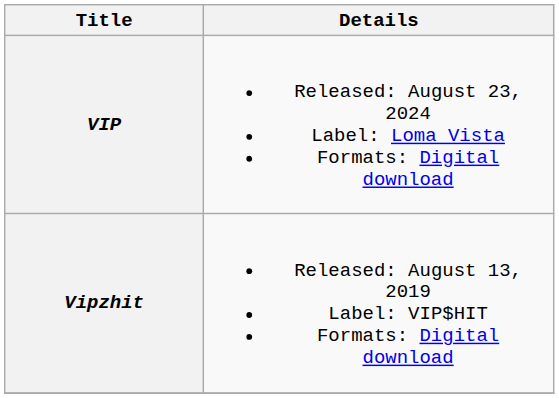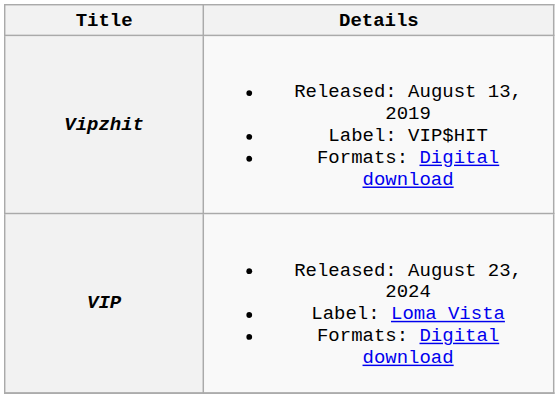rows swapped: (104, 303) <-> (104, 125)
